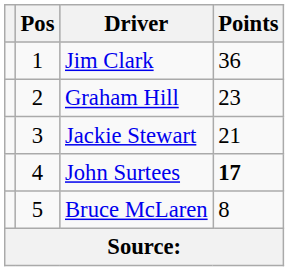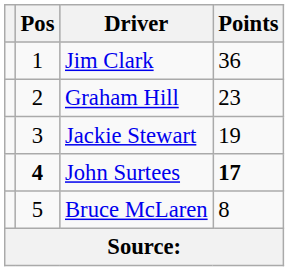(229, 135) 21 -> (229, 135) 19
(38, 172) normal -> (38, 172) bold
